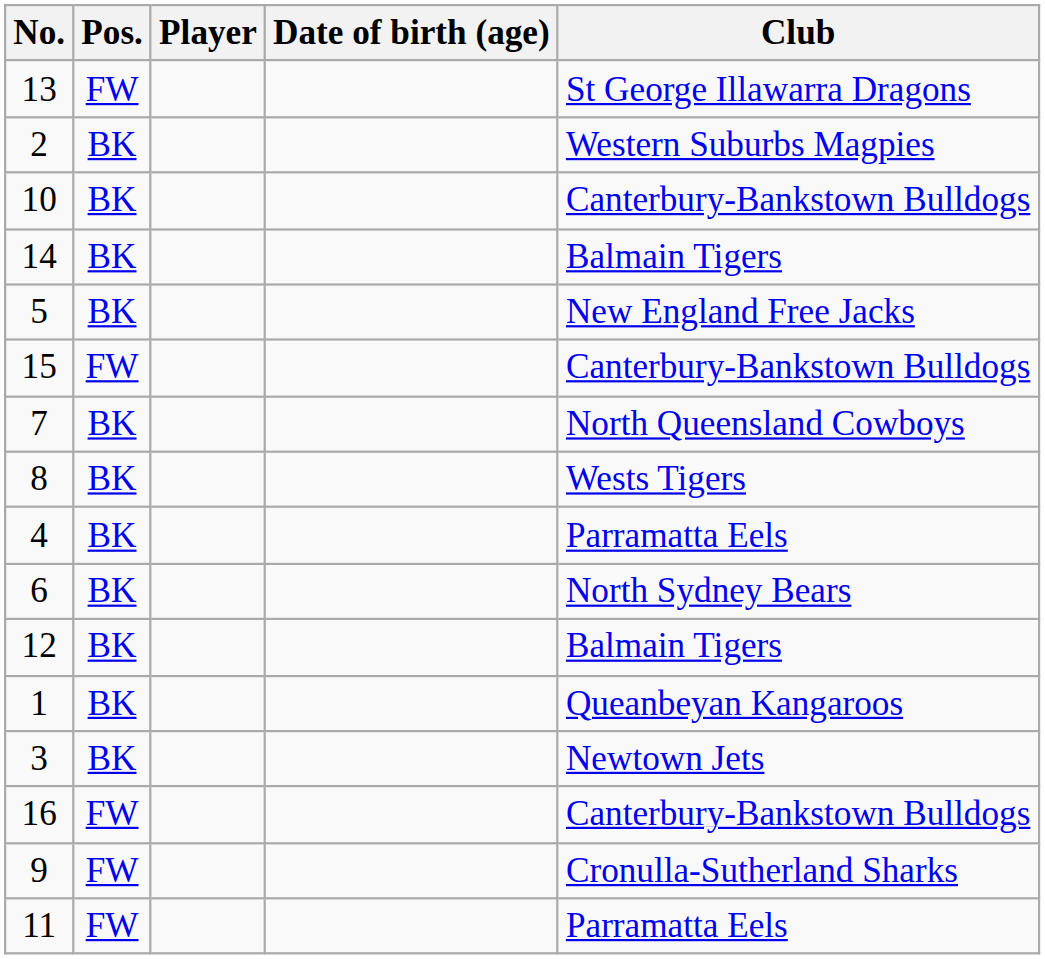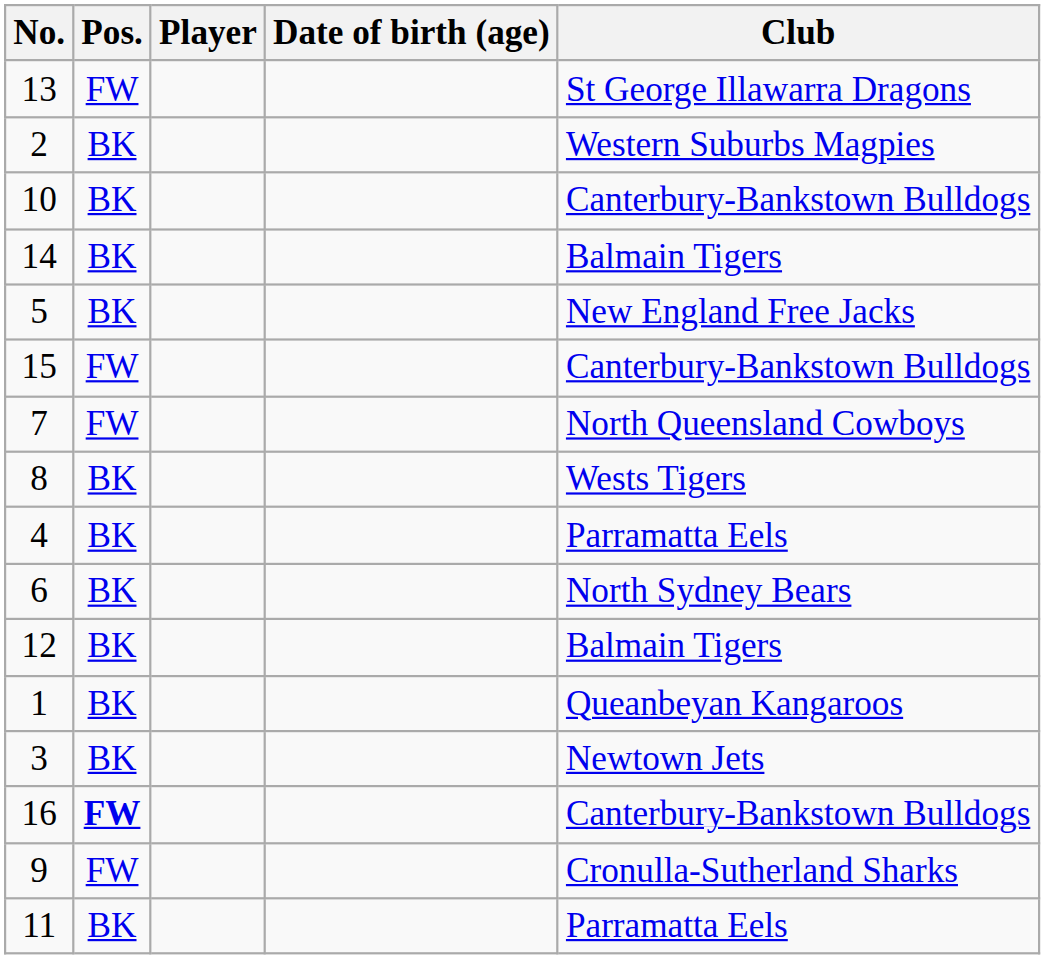(112, 423) BK -> (112, 423) FW
(112, 813) normal -> (112, 813) bold
(112, 925) FW -> (112, 925) BK
